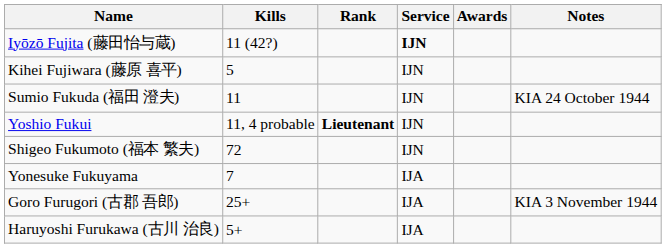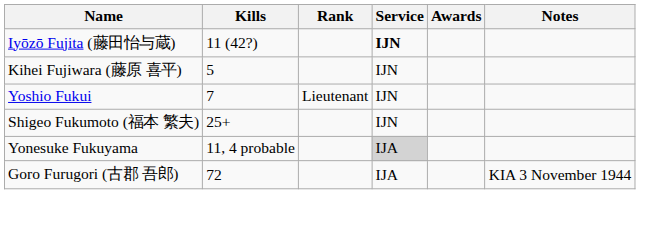- row: (94, 97)
(270, 123) 11, 4 probable -> (210, 96) 7
(358, 123) bold -> (335, 96) normal
(234, 150) 72 -> (218, 122) 25+
(230, 176) 7 -> (251, 148) 11, 4 probable
(413, 176) no background -> (387, 148) lightgrey background
(238, 202) 25+ -> (214, 174) 72
- row: (113, 229)
